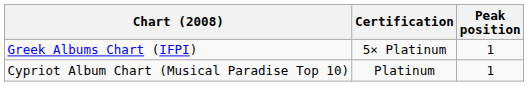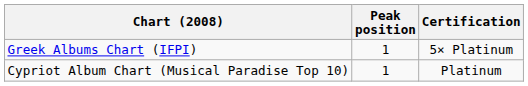columns swapped: (490, 22) <-> (404, 22)
